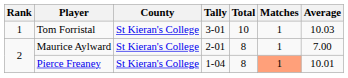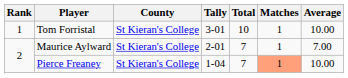(322, 30) 10.03 -> (322, 30) 10.00
(243, 47) 8 -> (243, 47) 7
(243, 64) 8 -> (243, 64) 7
(322, 64) 10.01 -> (322, 64) 10.00
